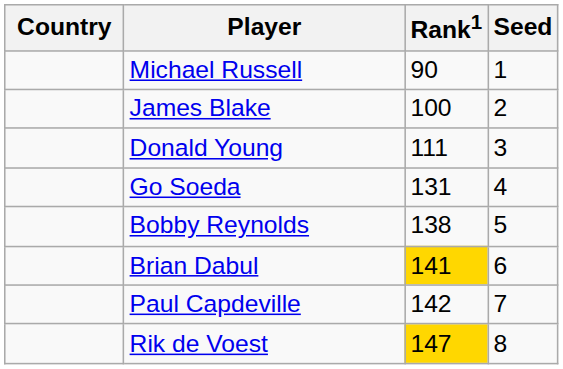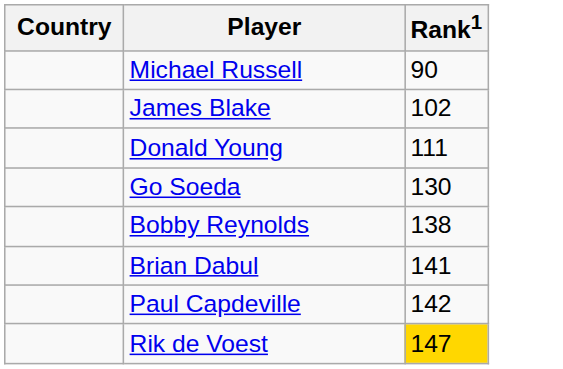- column: (523, 27)
(431, 108) 100 -> (431, 108) 102
(431, 187) 131 -> (431, 187) 130
(431, 265) gold background -> (431, 265) no background
